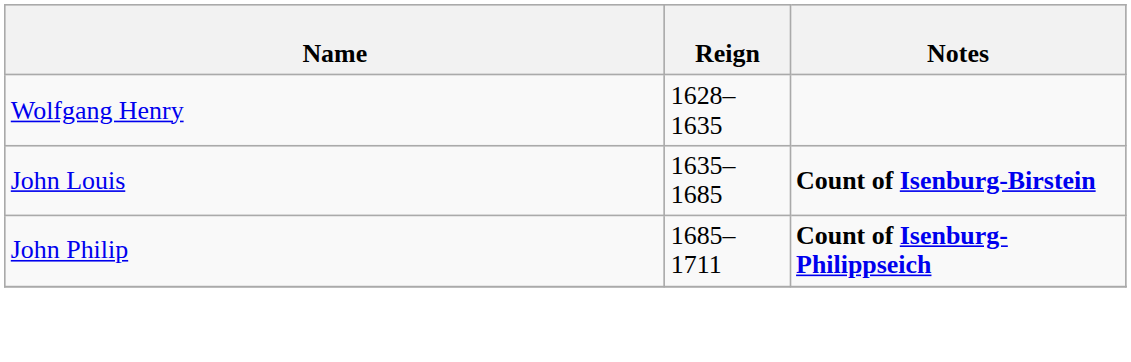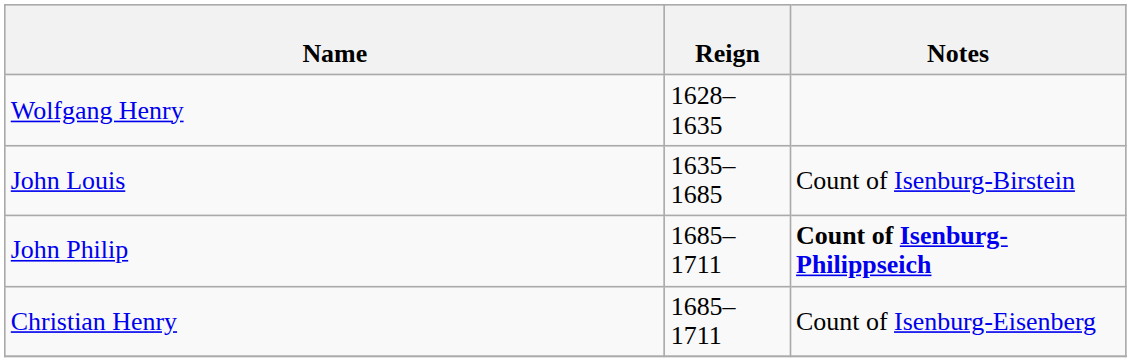(946, 180) bold -> (936, 180) normal
+ row: (94, 320)
